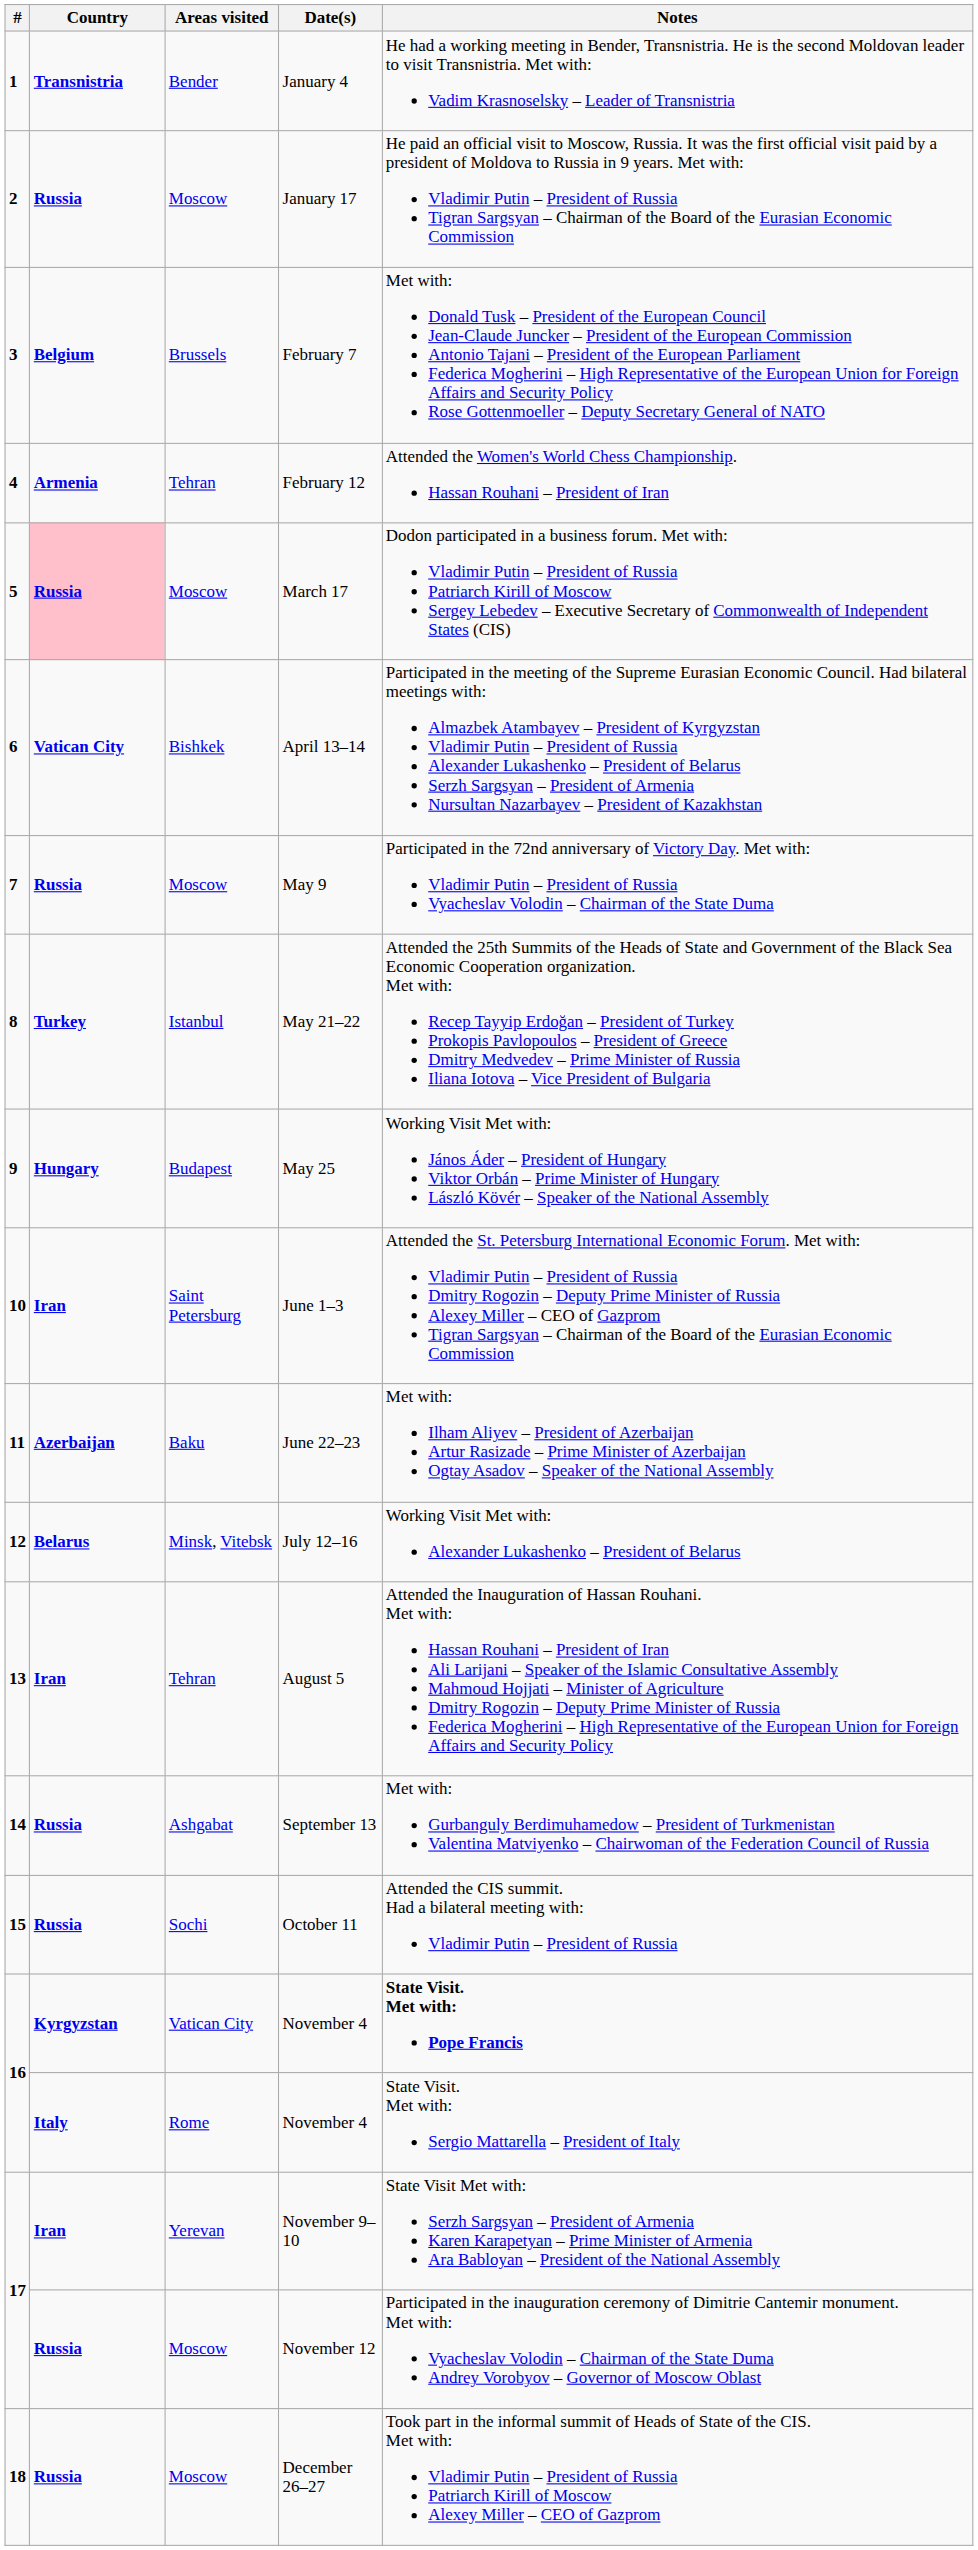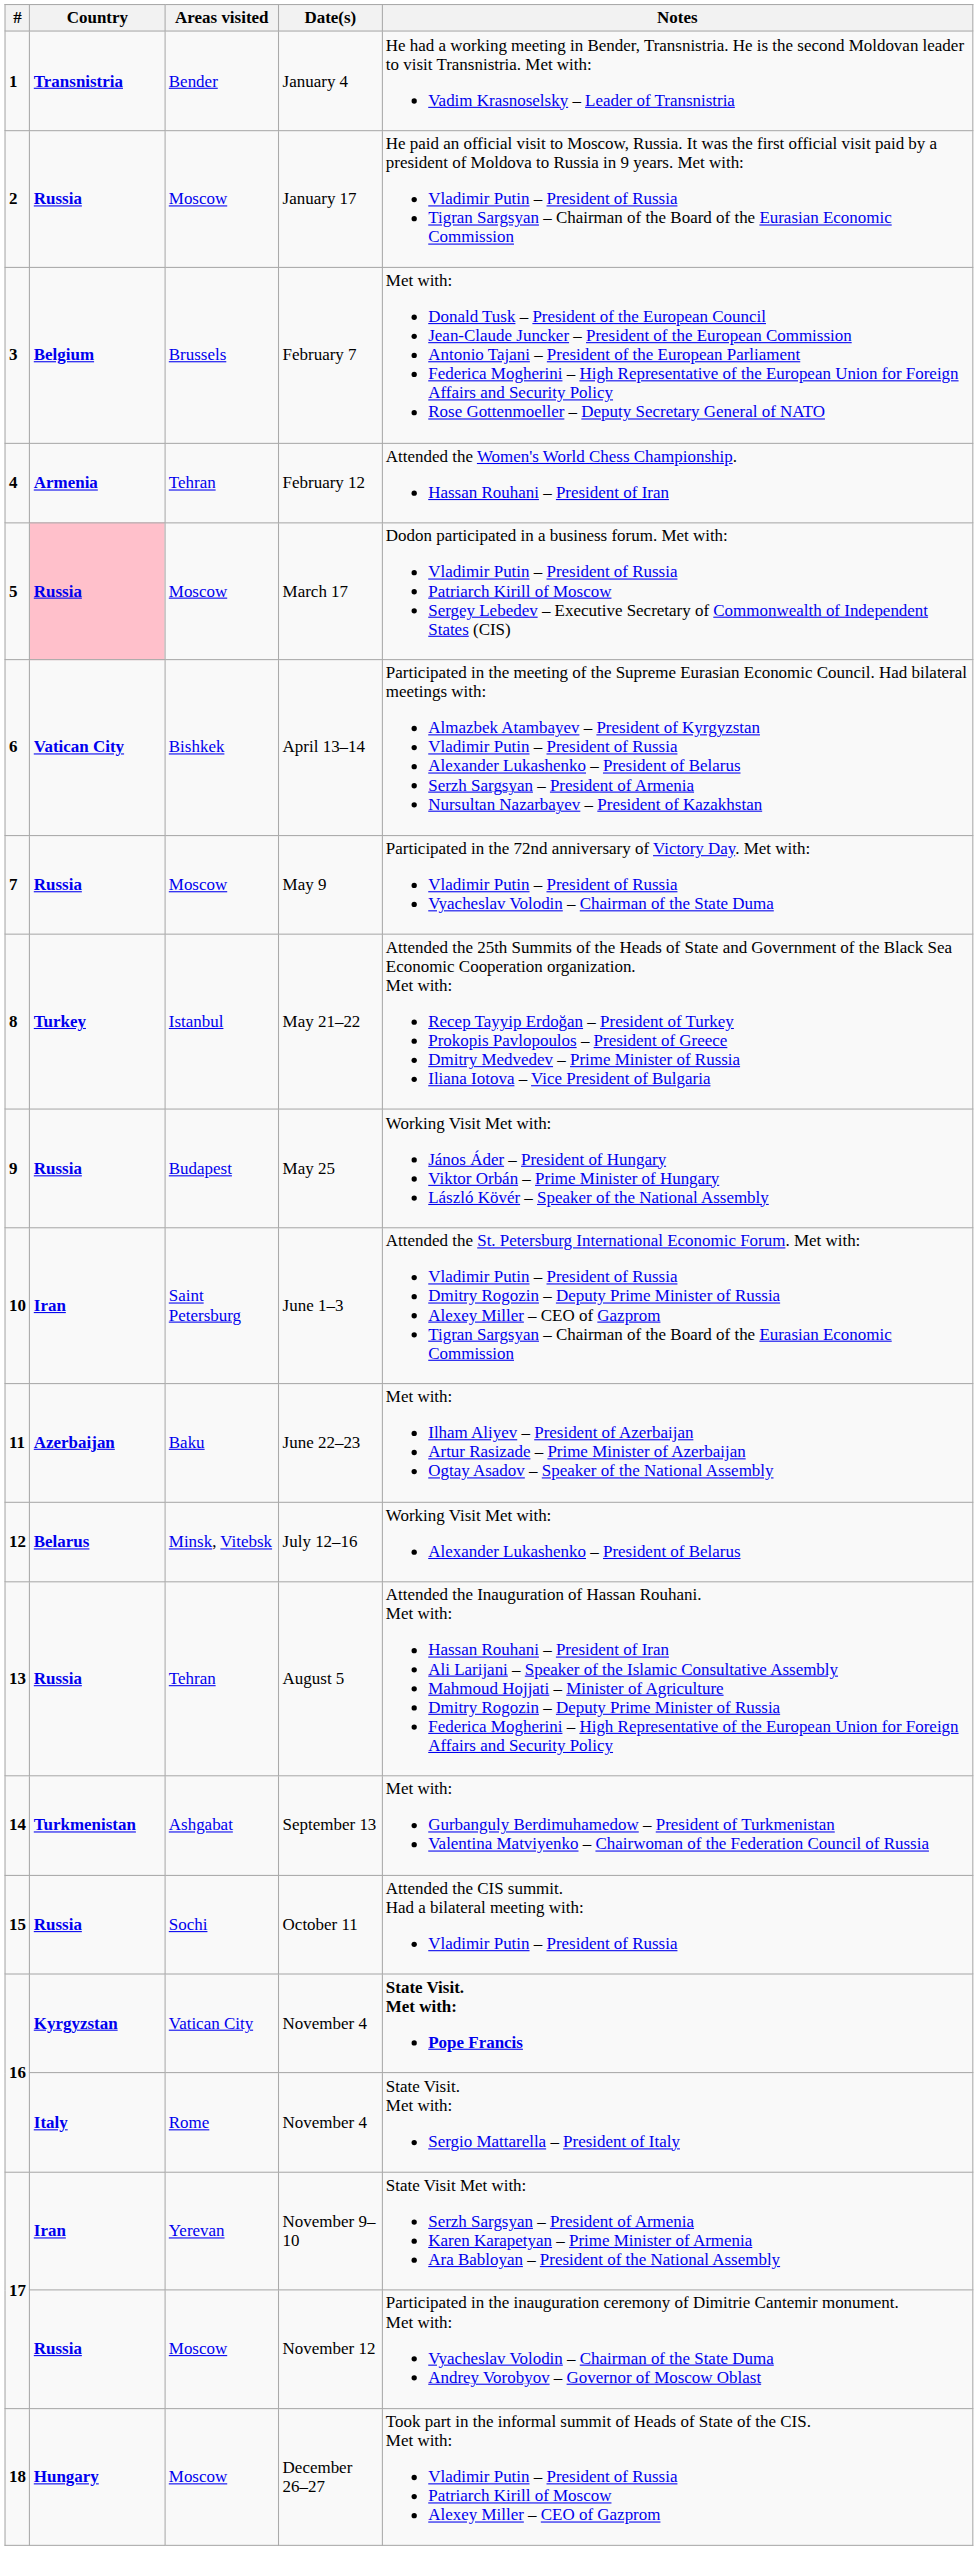(66, 1168) Hungary -> (58, 1168) Russia
(50, 1678) Iran -> (58, 1678) Russia
(58, 1825) Russia -> (85, 1825) Turkmenistan
(58, 2476) Russia -> (66, 2476) Hungary
